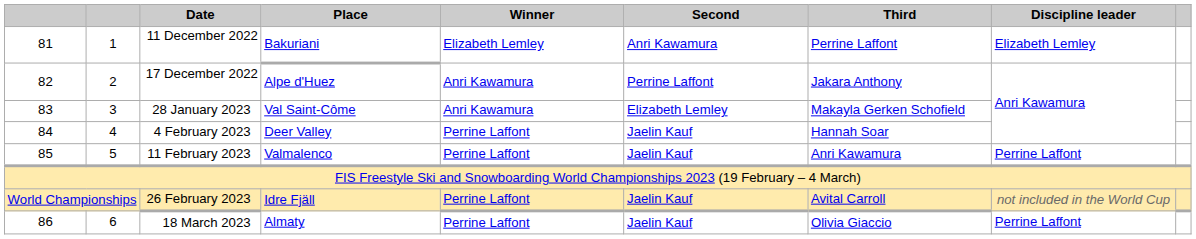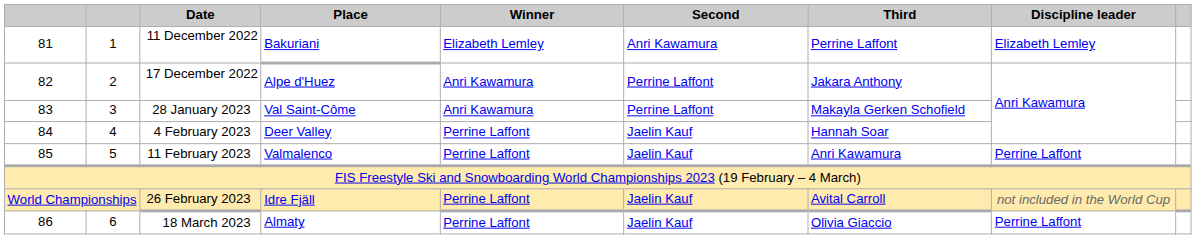(677, 110) Elizabeth Lemley -> (670, 110) Perrine Laffont
